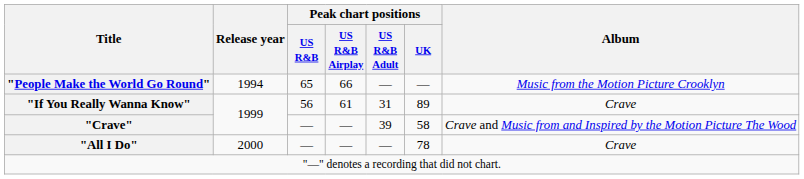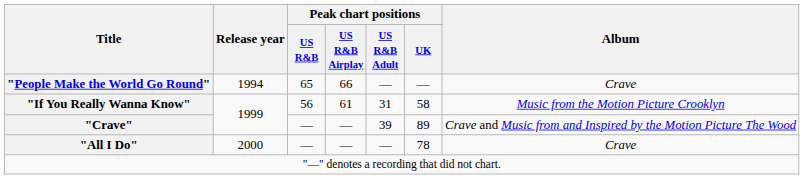(621, 84) Music from the Motion Picture Crooklyn -> (621, 84) Crave
(423, 104) 89 -> (423, 104) 58
(621, 104) Crave -> (621, 104) Music from the Motion Picture Crooklyn
(423, 124) 58 -> (423, 124) 89
